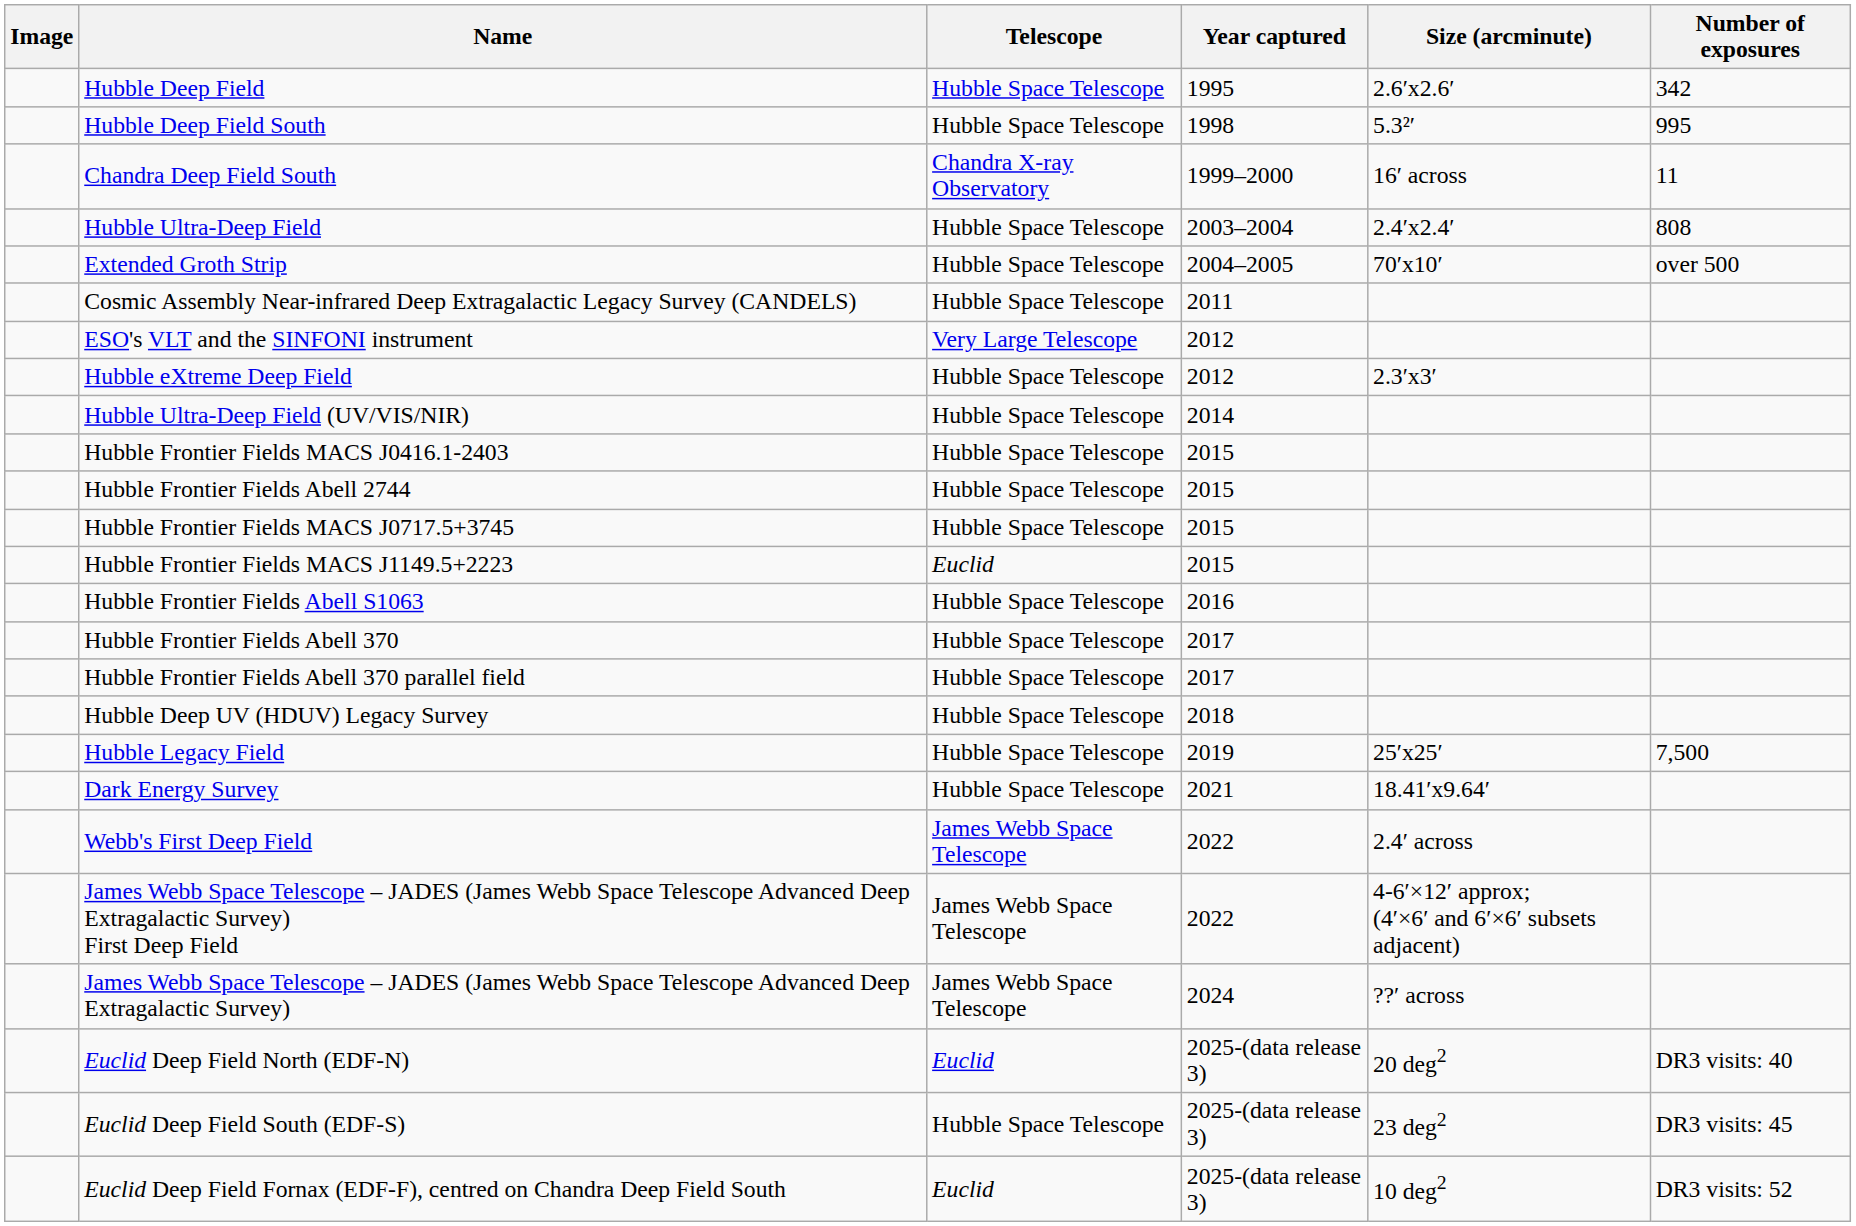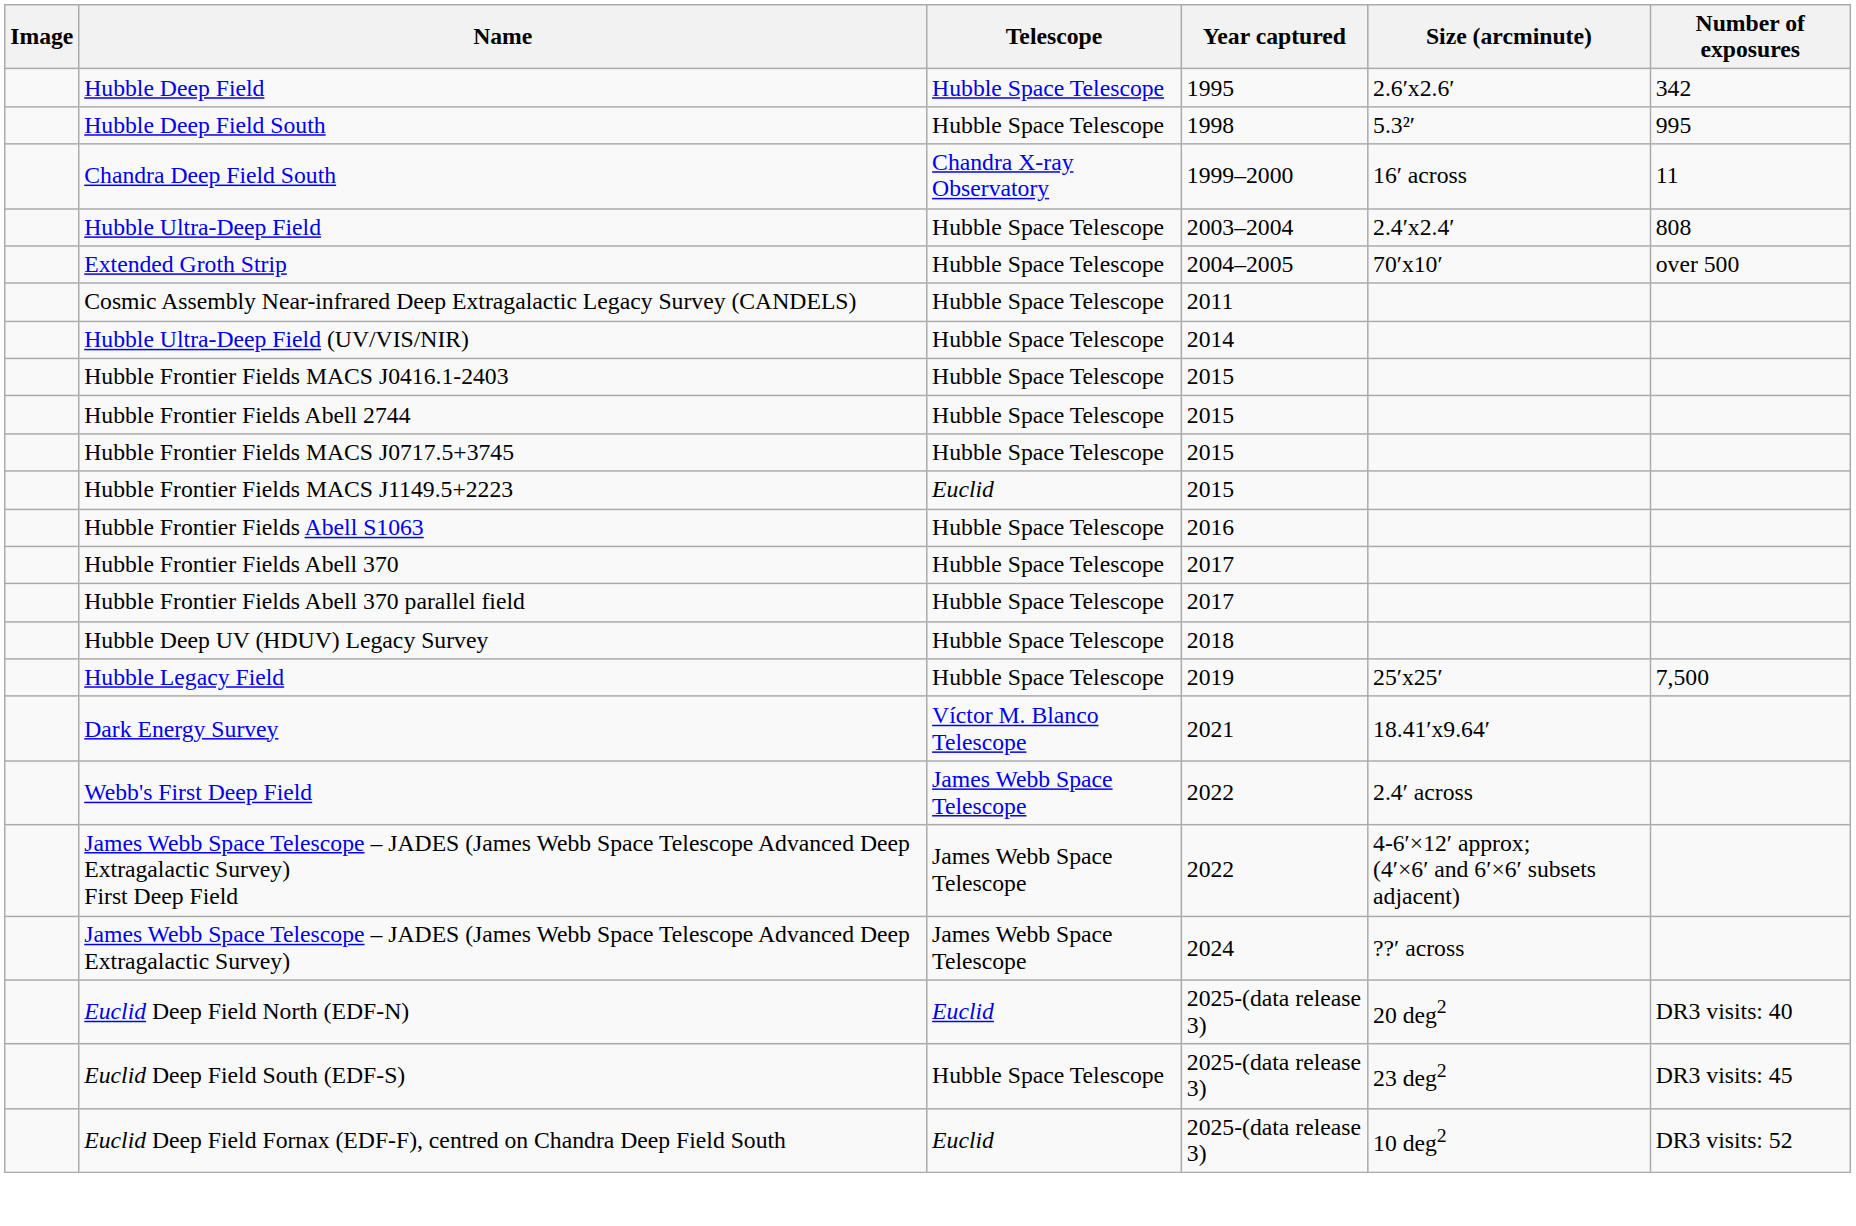- row: (279, 339)
- row: (218, 376)
(1048, 790) Hubble Space Telescope -> (1015, 728) Víctor M. Blanco Telescope
